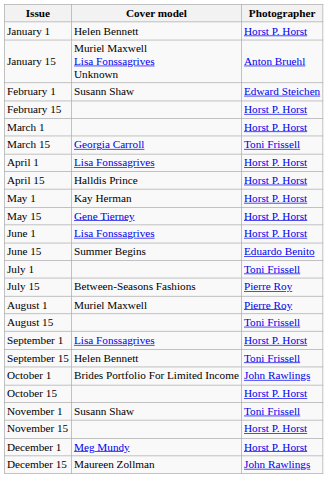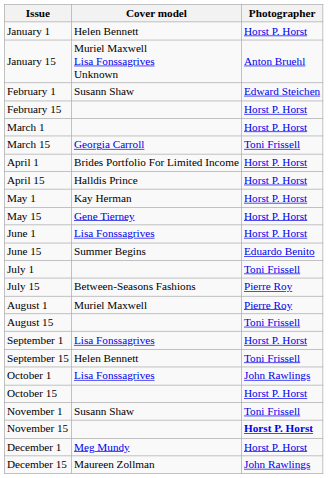(114, 162) Lisa Fonssagrives -> (156, 162) Brides Portfolio For Limited Income
(156, 376) Brides Portfolio For Limited Income -> (114, 376) Lisa Fonssagrives
(276, 429) normal -> (279, 429) bold
